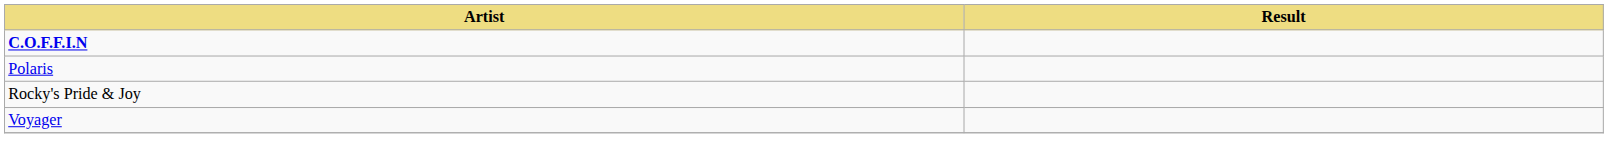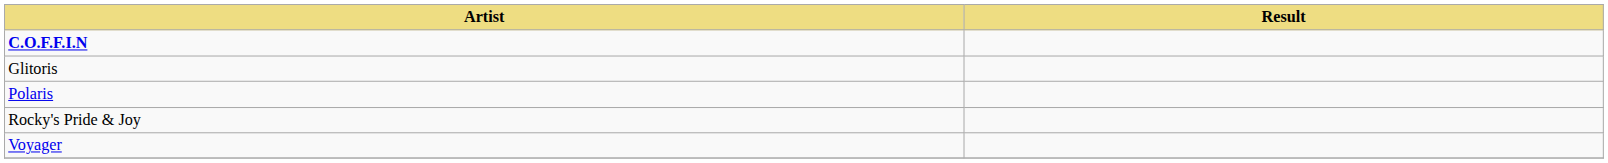+ row: (33, 68)
